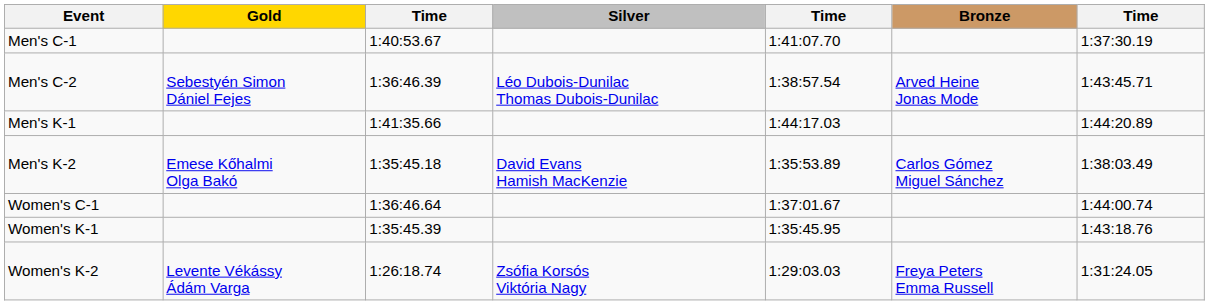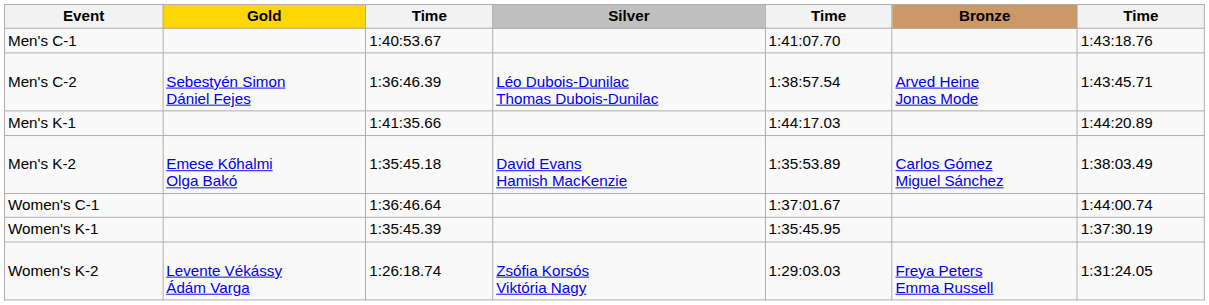(1117, 40) 1:37:30.19 -> (1117, 40) 1:43:18.76
(1117, 229) 1:43:18.76 -> (1117, 229) 1:37:30.19
